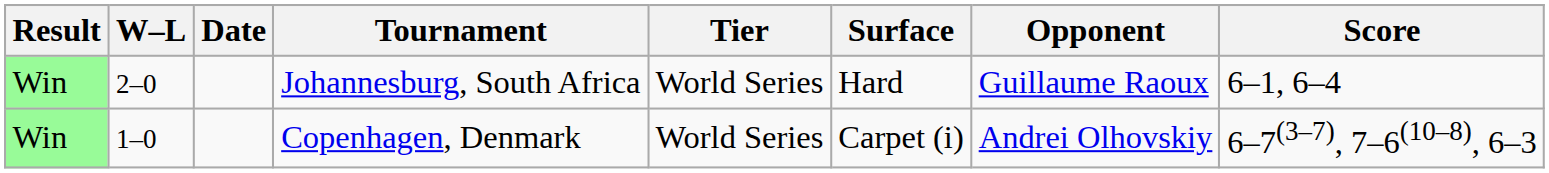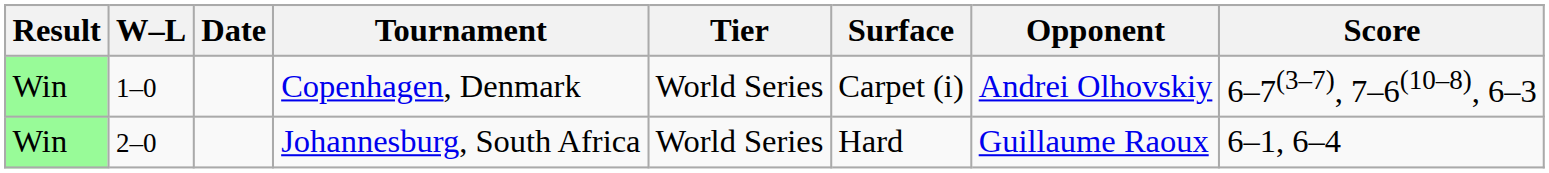rows swapped: (431, 137) <-> (461, 81)
